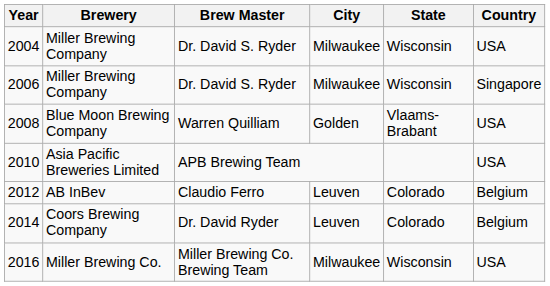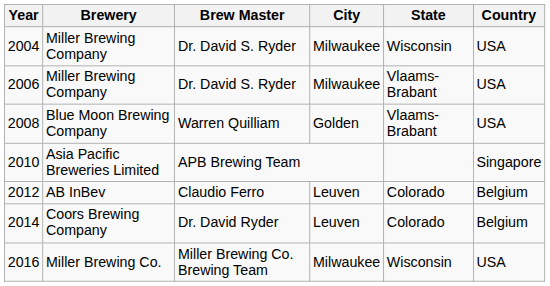(419, 84) Wisconsin -> (413, 84) Vlaams-Brabant
(509, 84) Singapore -> (491, 84) USA
(491, 162) USA -> (509, 162) Singapore
